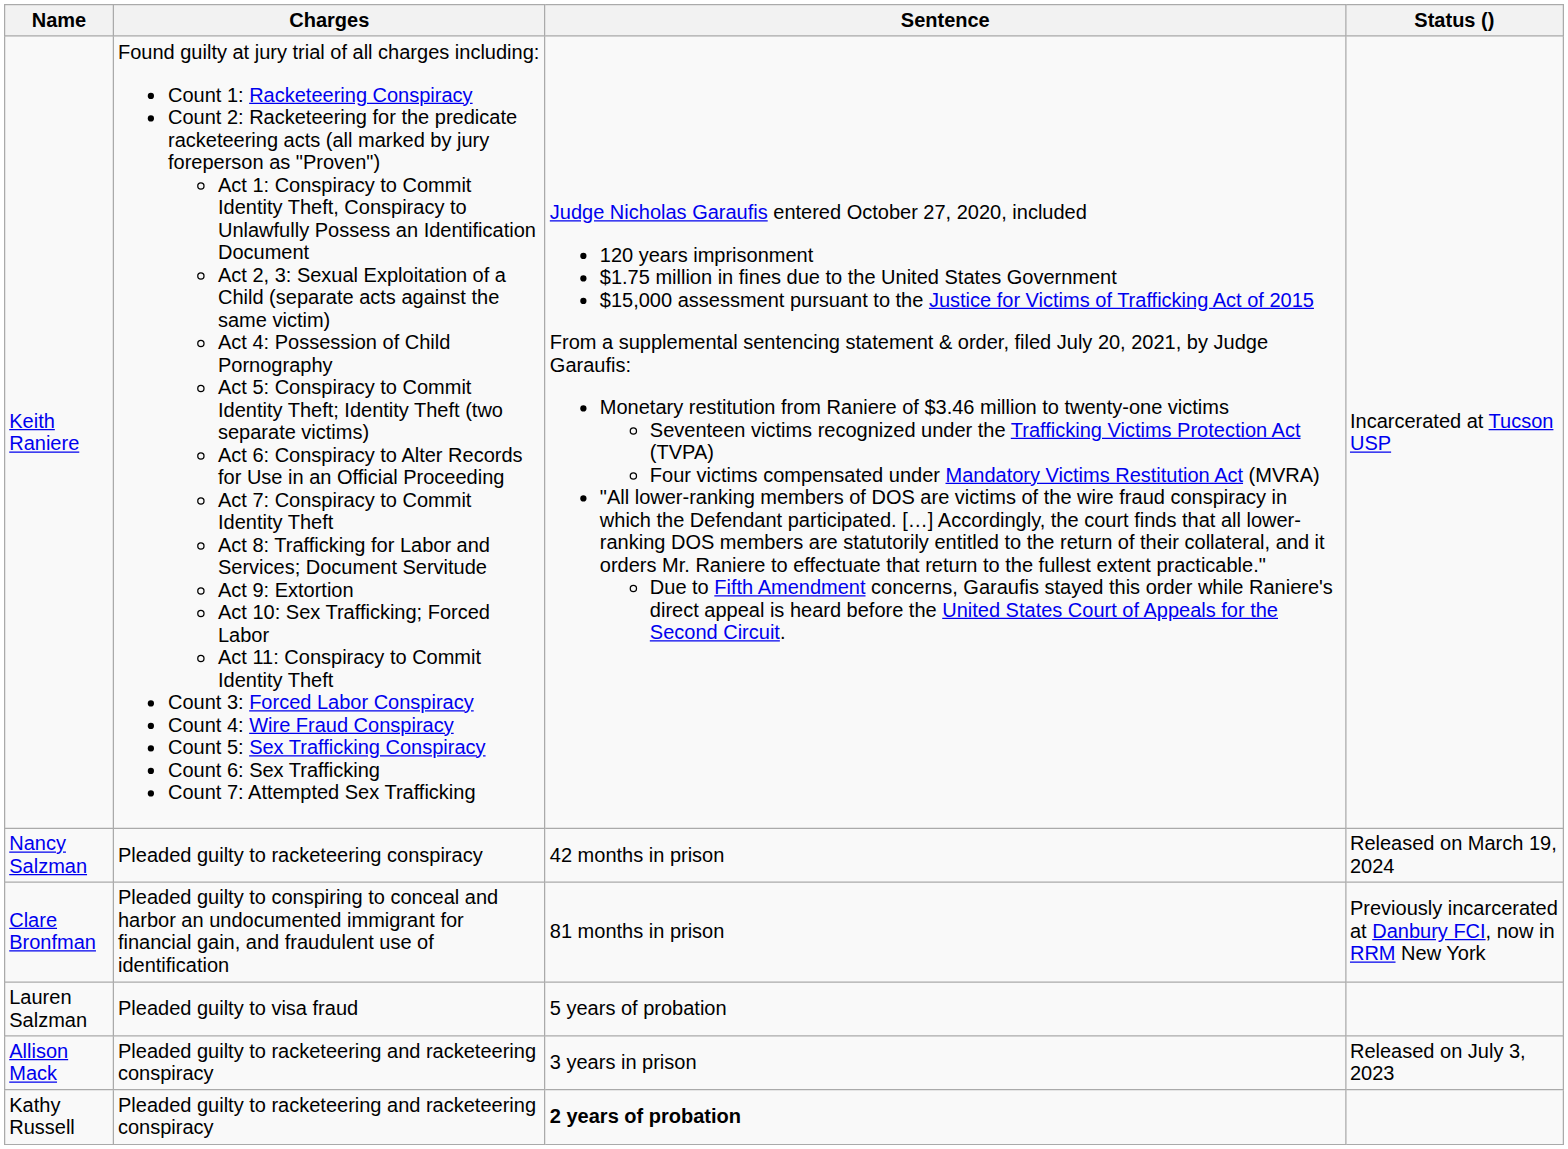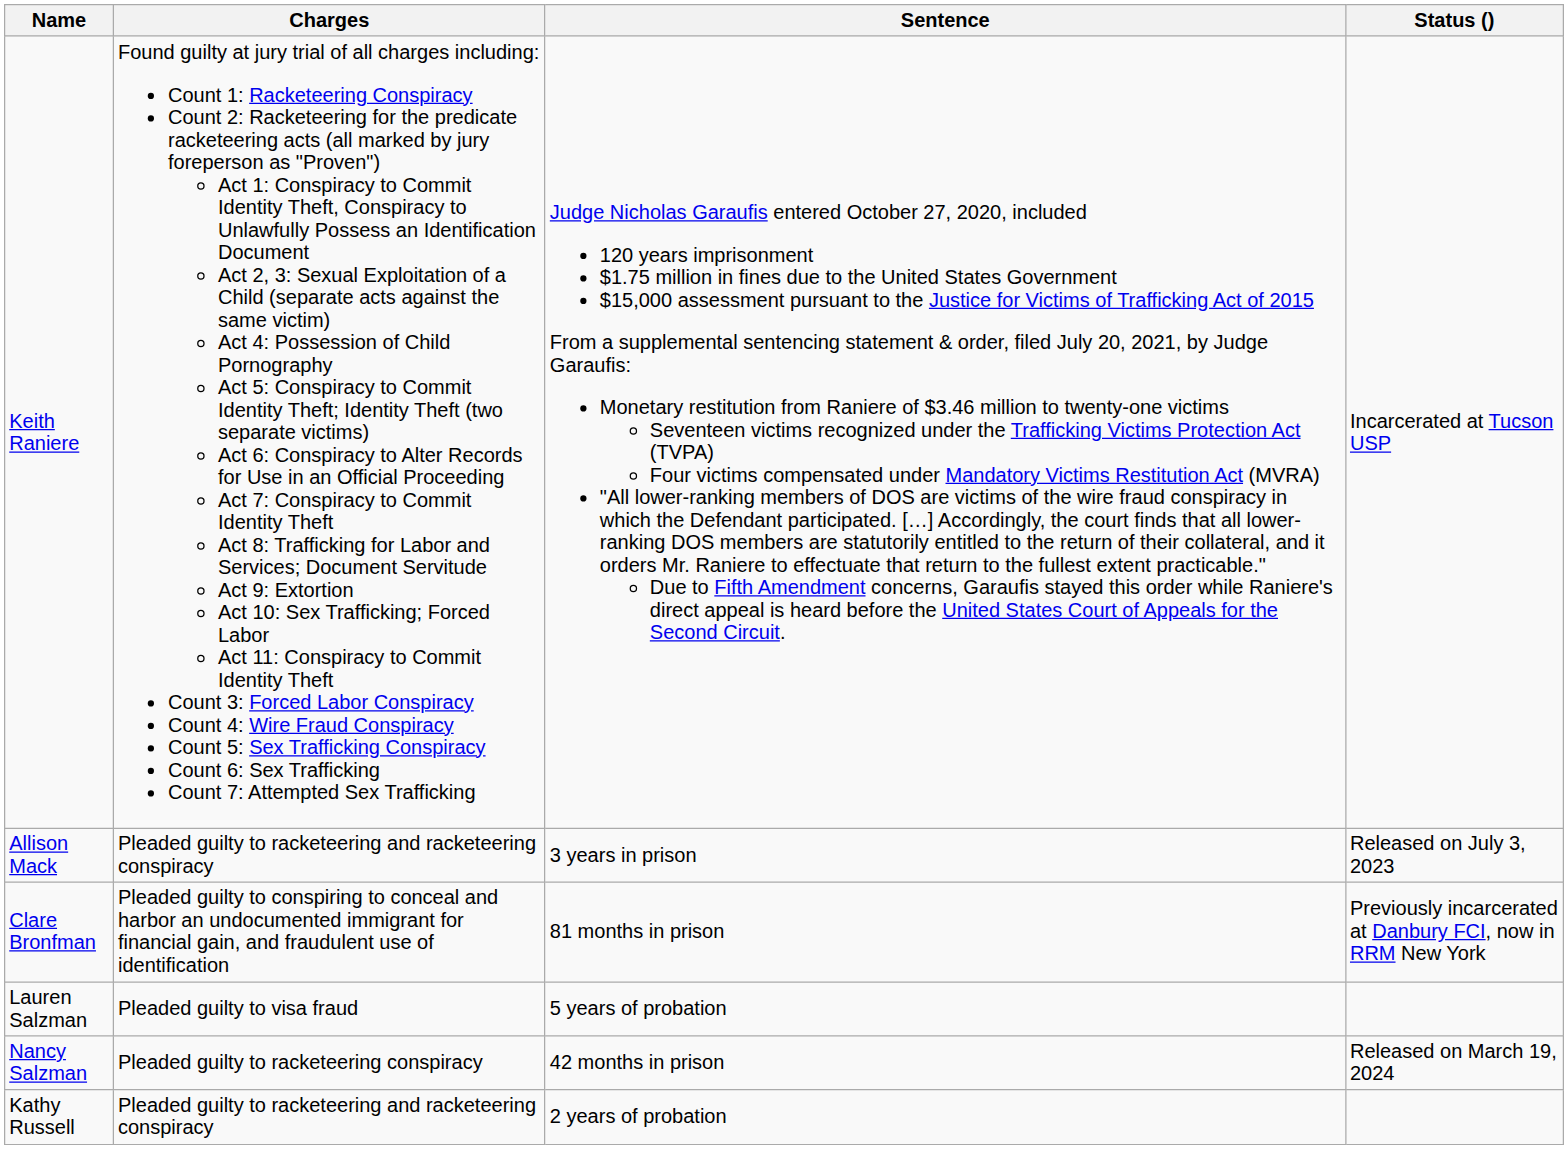rows swapped: (39, 1062) <-> (48, 855)
(645, 1116) bold -> (638, 1116) normal
